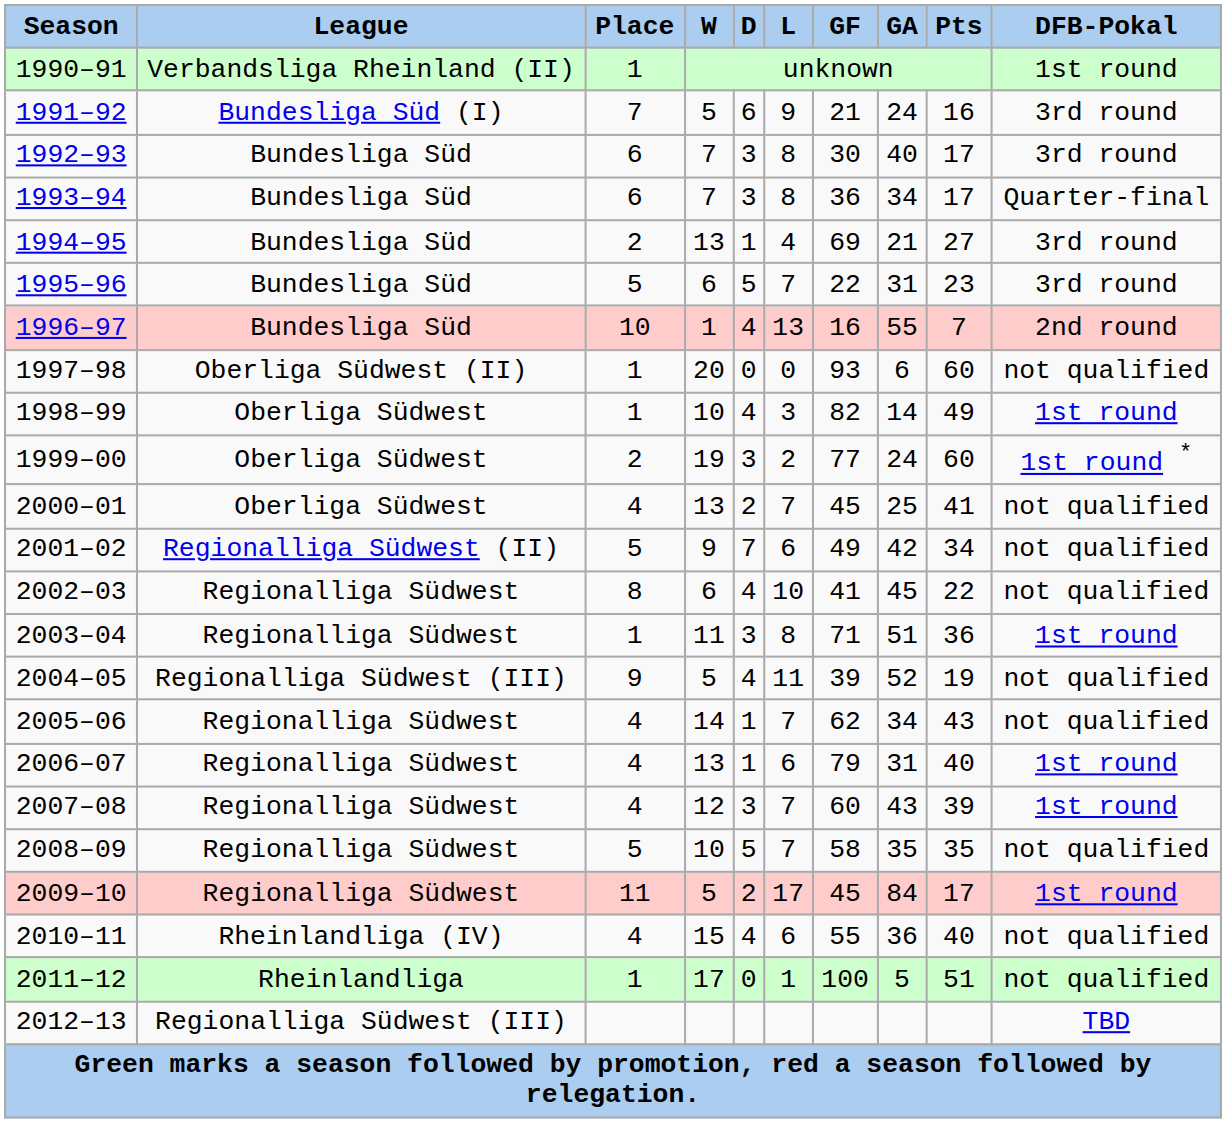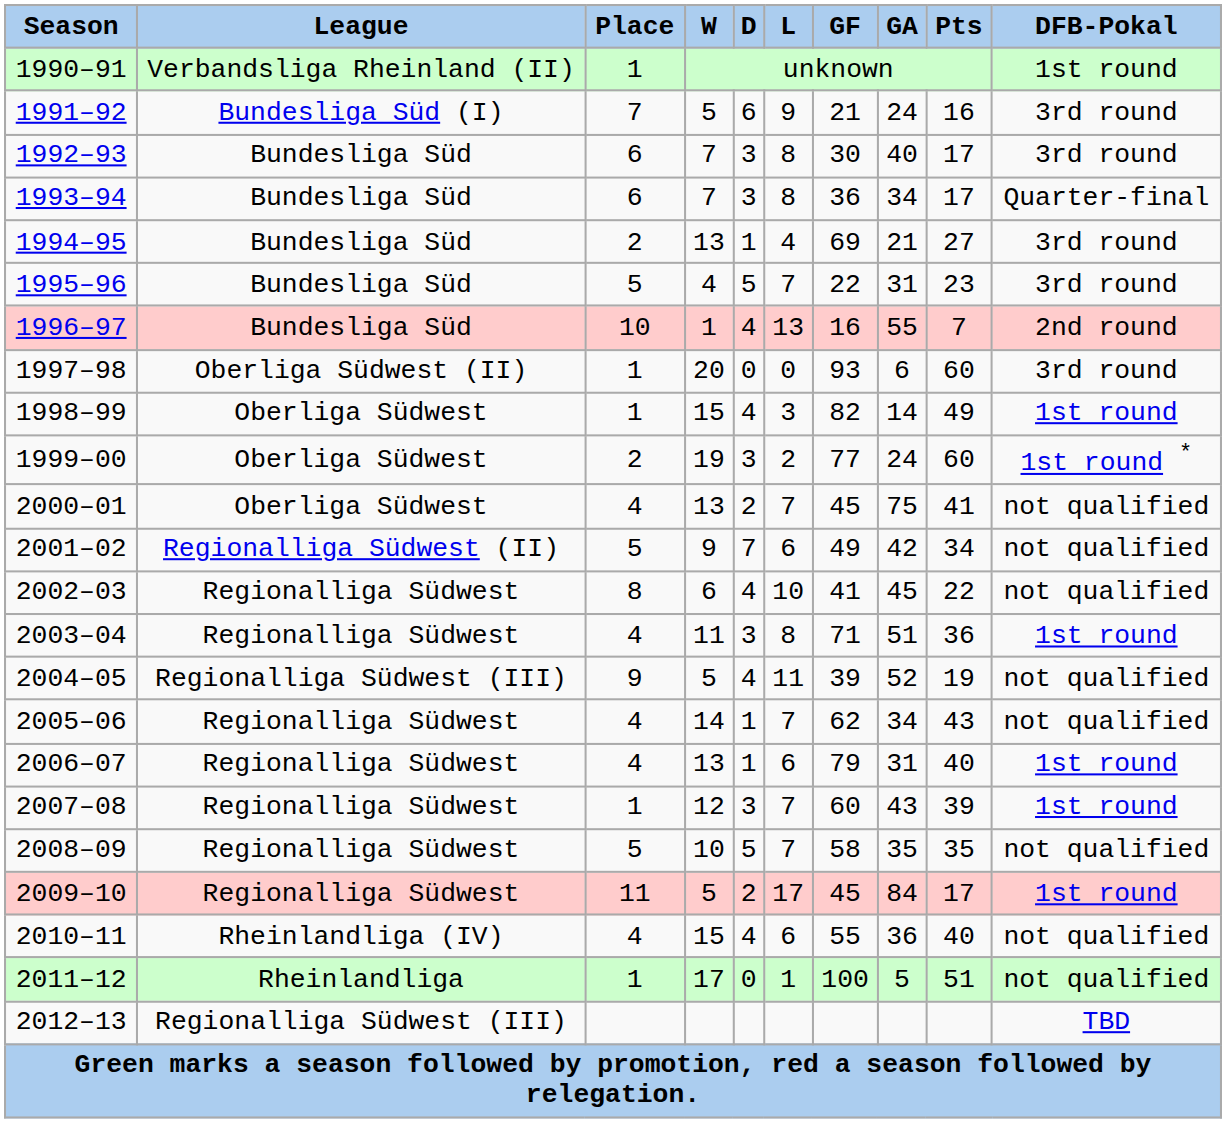(709, 285) 6 -> (709, 285) 4
(1106, 371) not qualified -> (1106, 371) 3rd round
(709, 414) 10 -> (709, 414) 15
(902, 506) 25 -> (902, 506) 75
(635, 635) 1 -> (635, 635) 4
(635, 807) 4 -> (635, 807) 1
